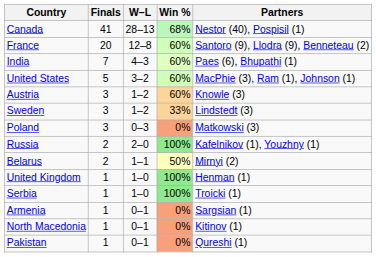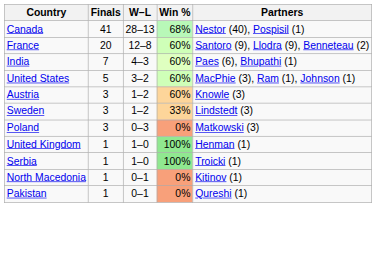- row: (23, 144)
- row: (24, 161)
- row: (26, 210)
